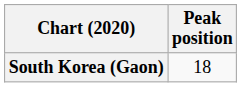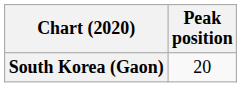(202, 67) 18 -> (202, 67) 20
